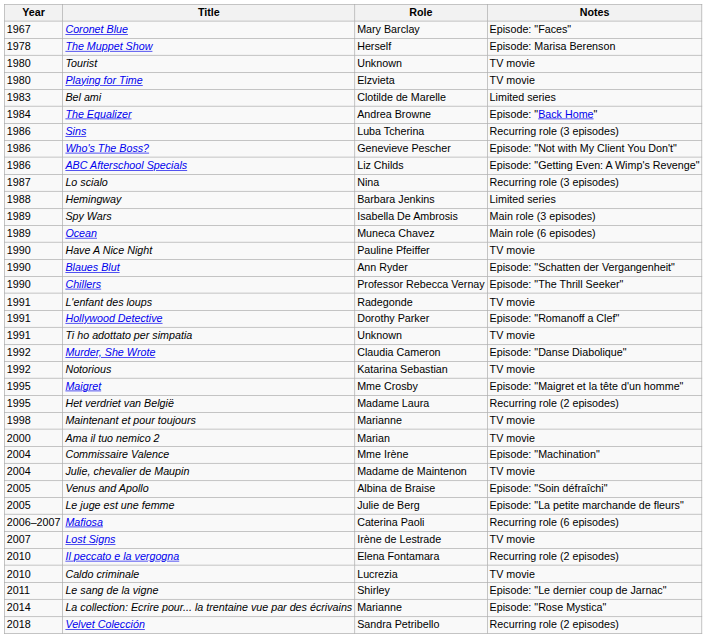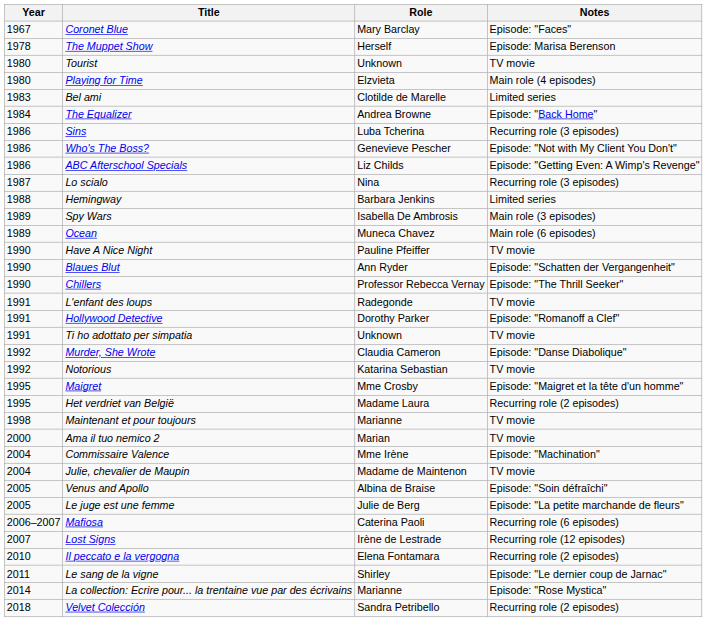(512, 81) TV movie -> (543, 81) Main role (4 episodes)
(512, 540) TV movie -> (557, 540) Recurring role (12 episodes)
- row: (102, 574)
